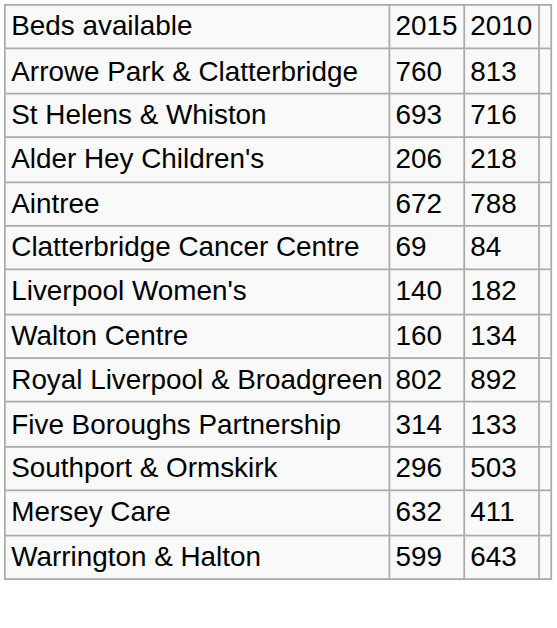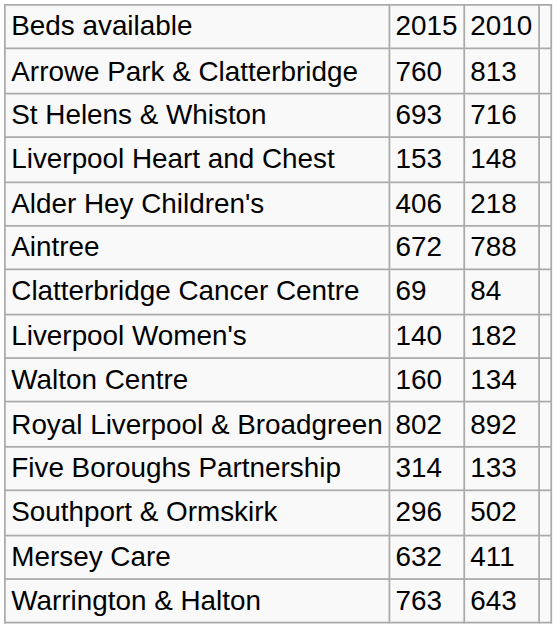+ row: (173, 159)
(419, 159) 206 -> (419, 203) 406
(494, 468) 503 -> (494, 512) 502
(419, 556) 599 -> (419, 600) 763
